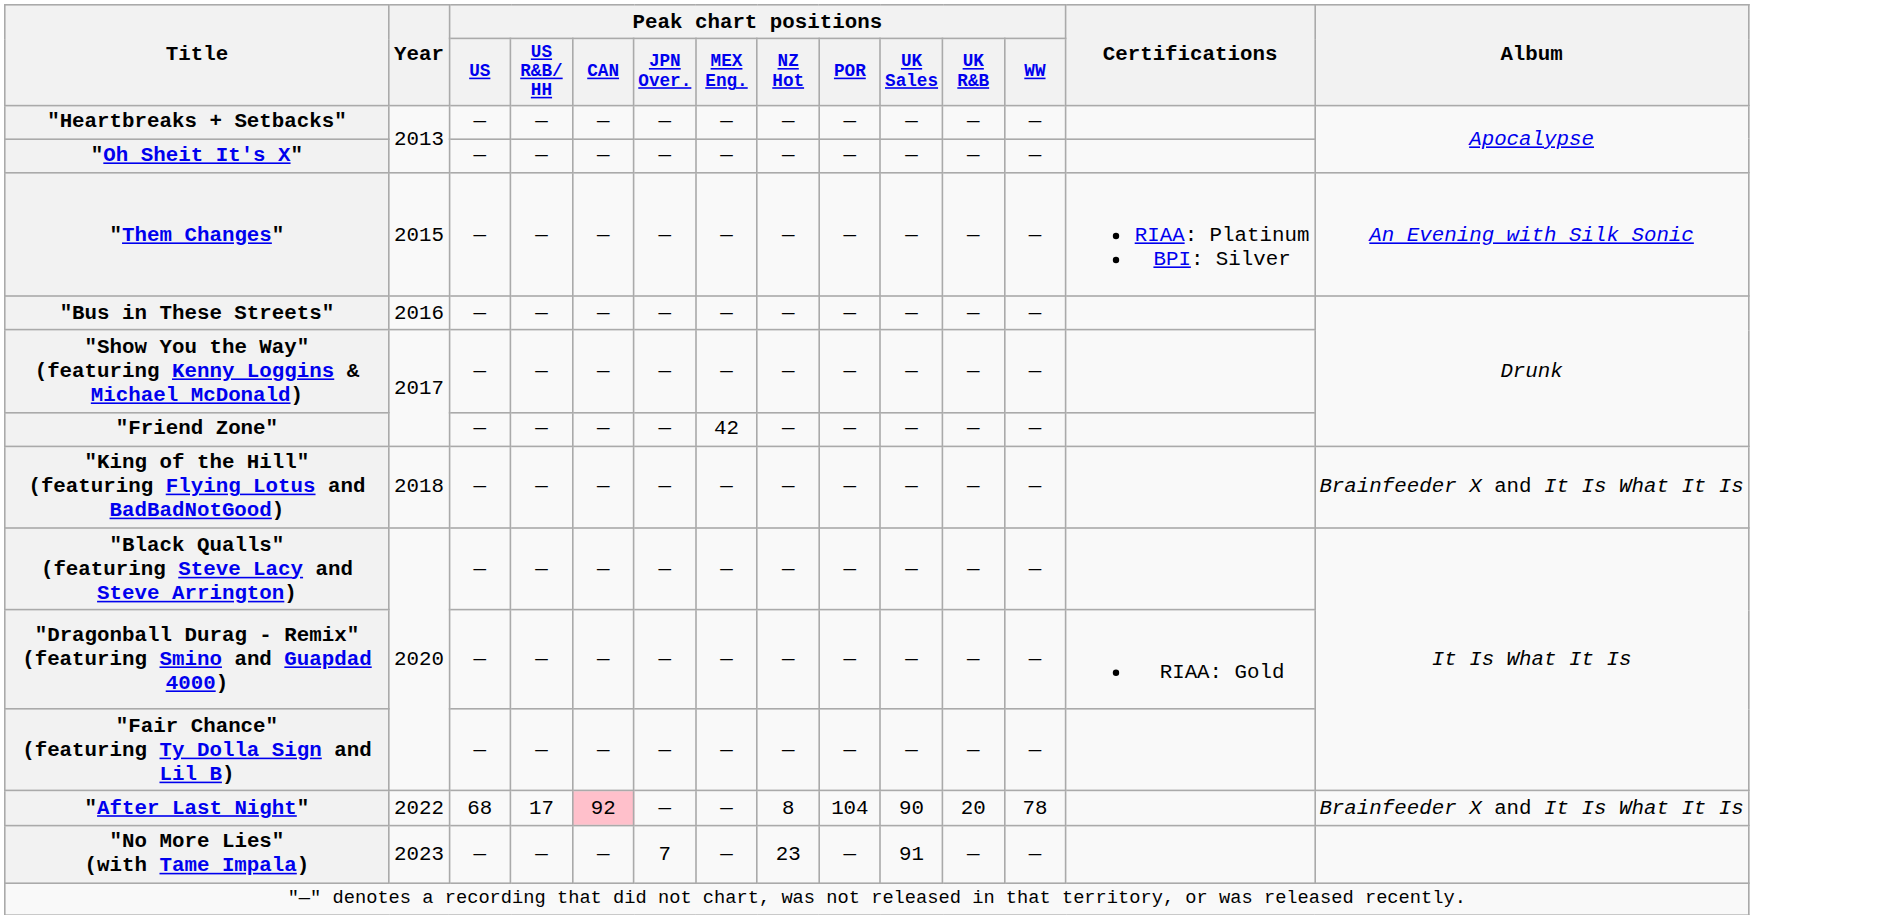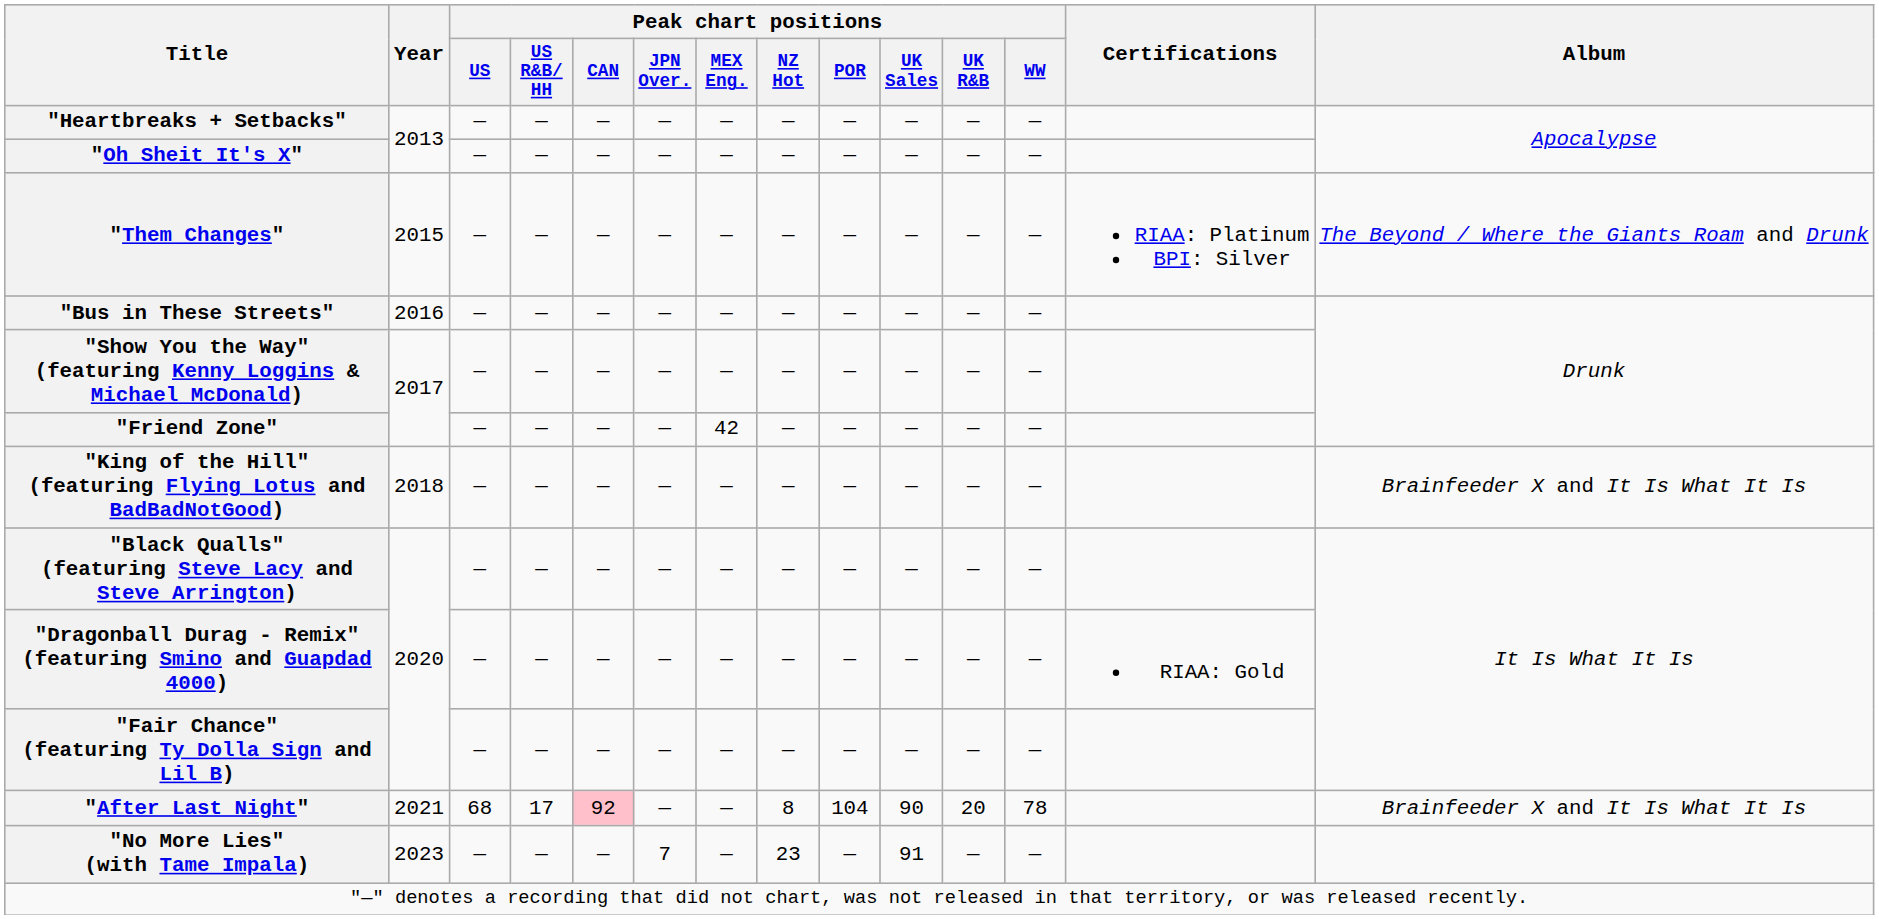(1532, 234) An Evening with Silk Sonic -> (1594, 234) The Beyond / Where the Giants Roam and Drunk
(419, 808) 2022 -> (419, 808) 2021
